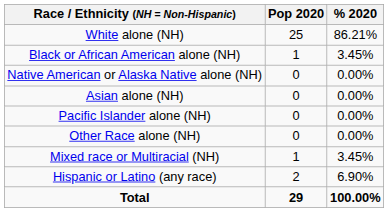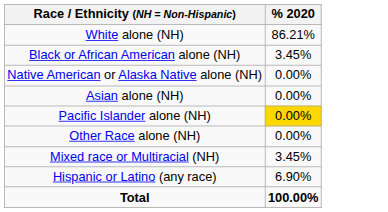- column: (296, 14)
(355, 116) no background -> (293, 116) gold background
